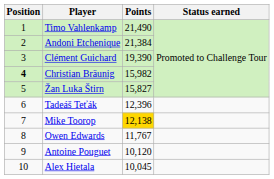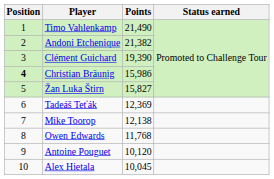(138, 43) 21,384 -> (138, 43) 21,382
(138, 74) 15,982 -> (138, 74) 15,986
(138, 105) 12,396 -> (138, 105) 12,369
(138, 120) gold background -> (138, 120) no background
(138, 136) 11,767 -> (138, 136) 11,768
